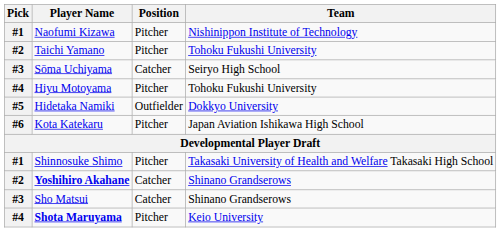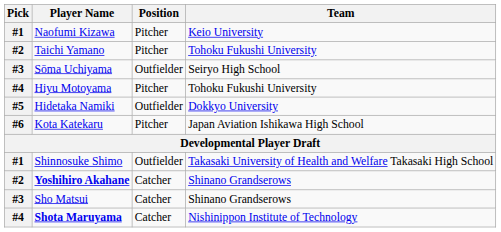(273, 32) Nishinippon Institute of Technology -> (226, 32) Keio University
(153, 69) Catcher -> (159, 69) Outfielder
(151, 161) Pitcher -> (159, 161) Outfielder
(151, 217) Pitcher -> (153, 217) Catcher
(226, 217) Keio University -> (273, 217) Nishinippon Institute of Technology
